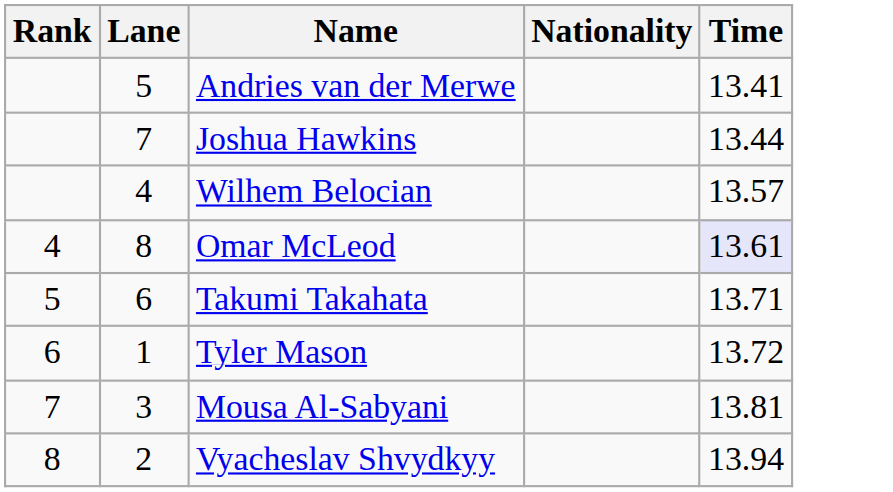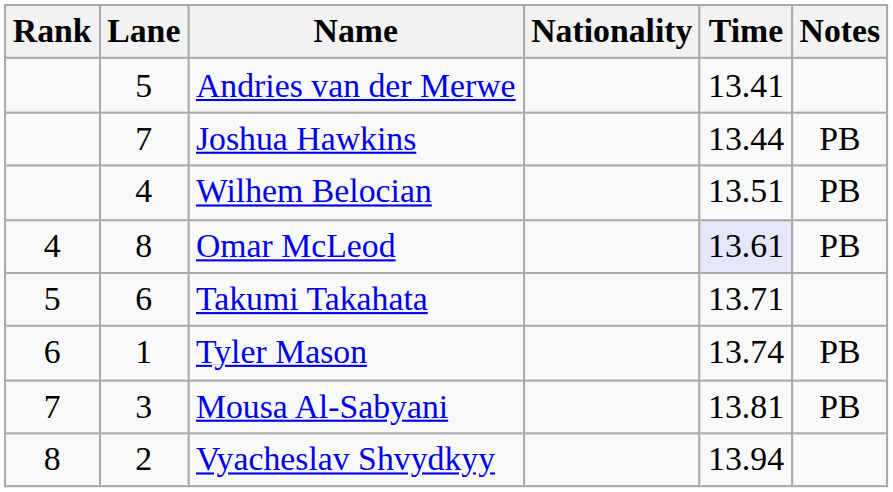+ column: (840, 31)
(746, 191) 13.57 -> (746, 191) 13.51
(746, 352) 13.72 -> (746, 352) 13.74
